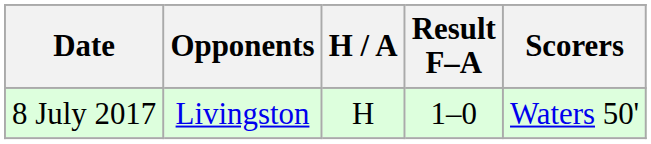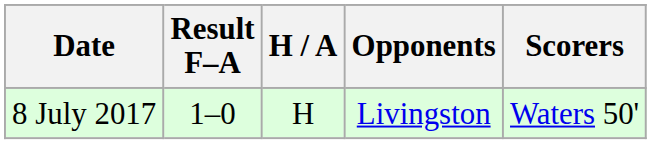columns swapped: (243, 46) <-> (454, 46)
